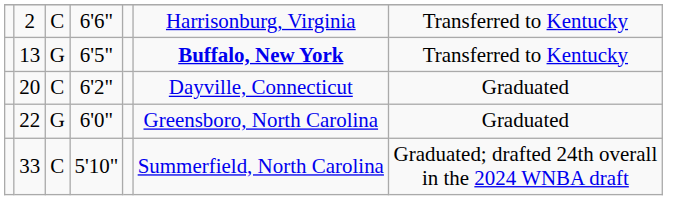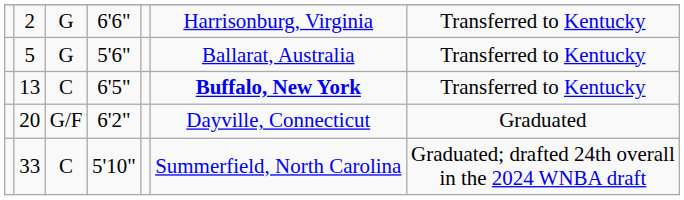(57, 21) C -> (66, 21) G
+ row: (30, 54)
(57, 54) G -> (66, 87) C
(57, 87) C -> (66, 120) G/F
- row: (30, 120)
